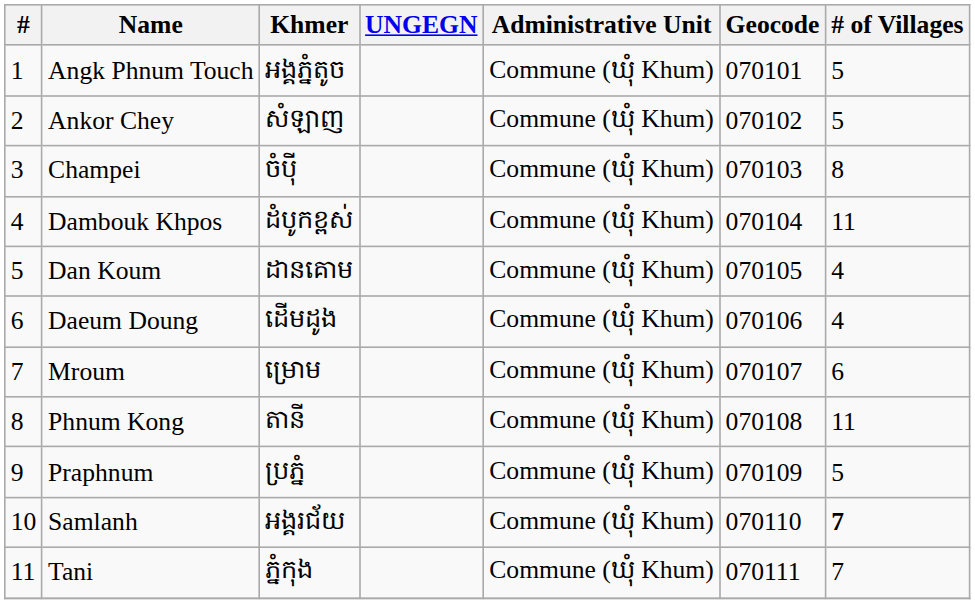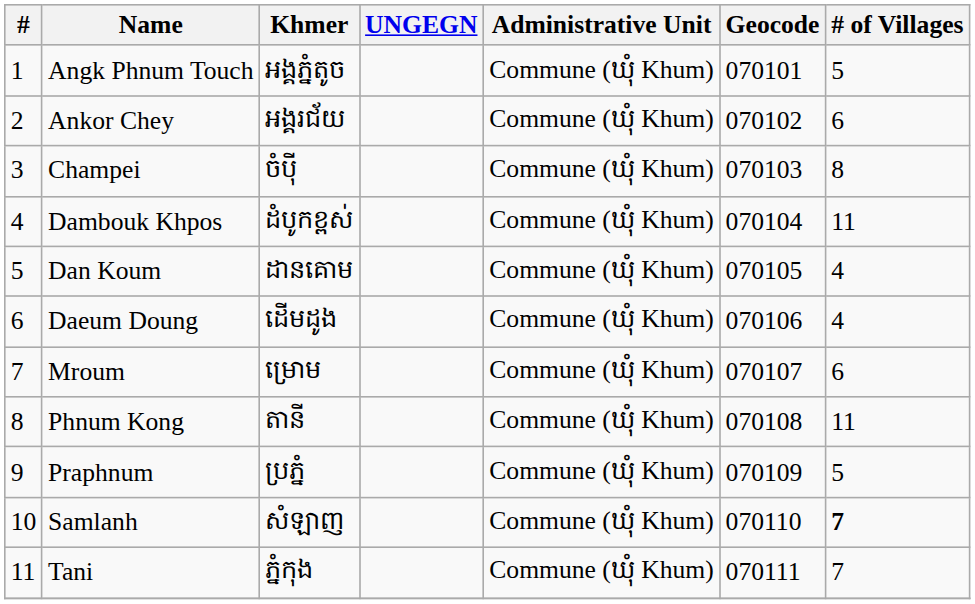(305, 118) សំឡាញ -> (305, 118) អង្គរជ័យ
(838, 120) 5 -> (838, 120) 6
(305, 520) អង្គរជ័យ -> (305, 520) សំឡាញ
